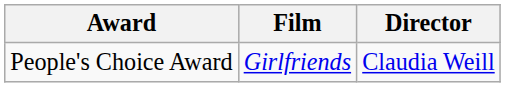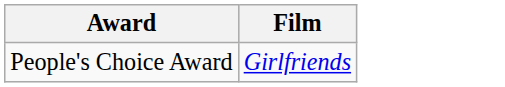- column: (428, 23)
